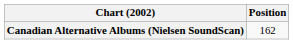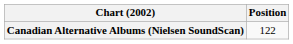(268, 30) 162 -> (268, 30) 122
